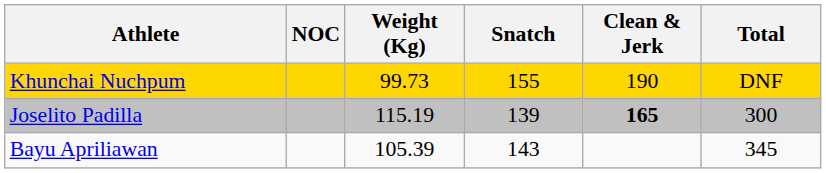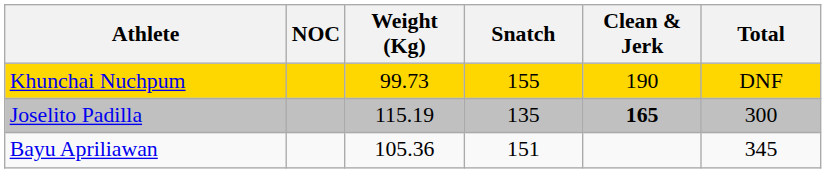(523, 115) 139 -> (523, 115) 135
(405, 149) 105.39 -> (405, 149) 105.36
(523, 149) 143 -> (523, 149) 151
